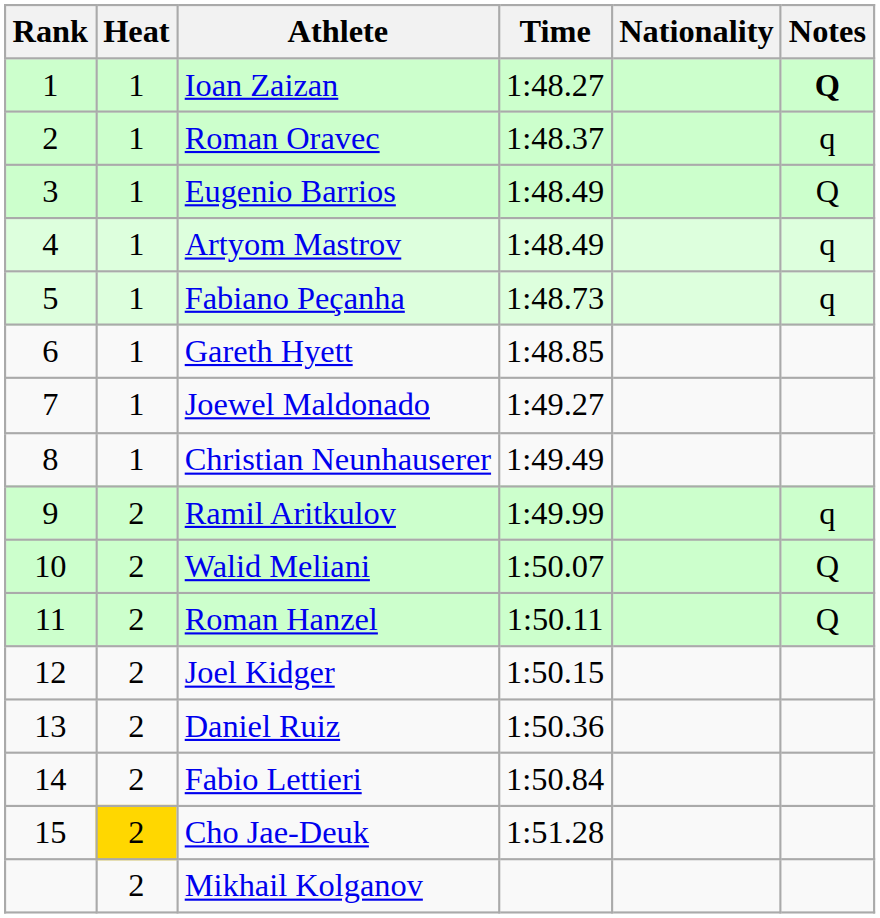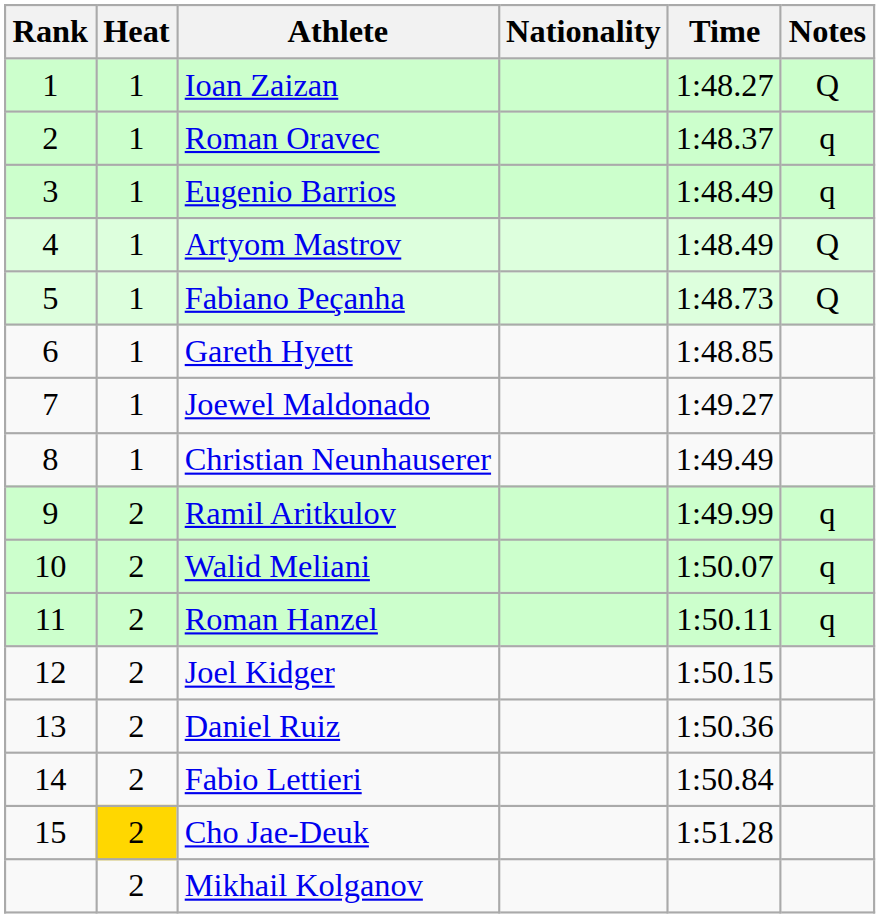columns swapped: (696, 31) <-> (555, 31)
(827, 84) bold -> (827, 84) normal
(827, 191) Q -> (827, 191) q
(827, 244) q -> (827, 244) Q
(827, 298) q -> (827, 298) Q
(827, 565) Q -> (827, 565) q
(827, 618) Q -> (827, 618) q
